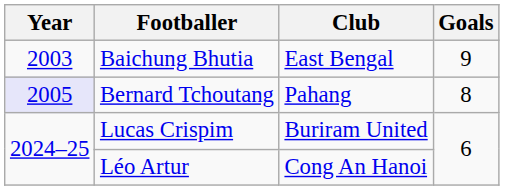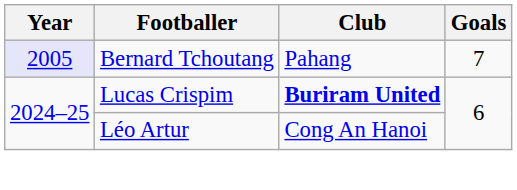- row: (177, 58)
(466, 94) 8 -> (479, 58) 7
(356, 130) normal -> (362, 94) bold
